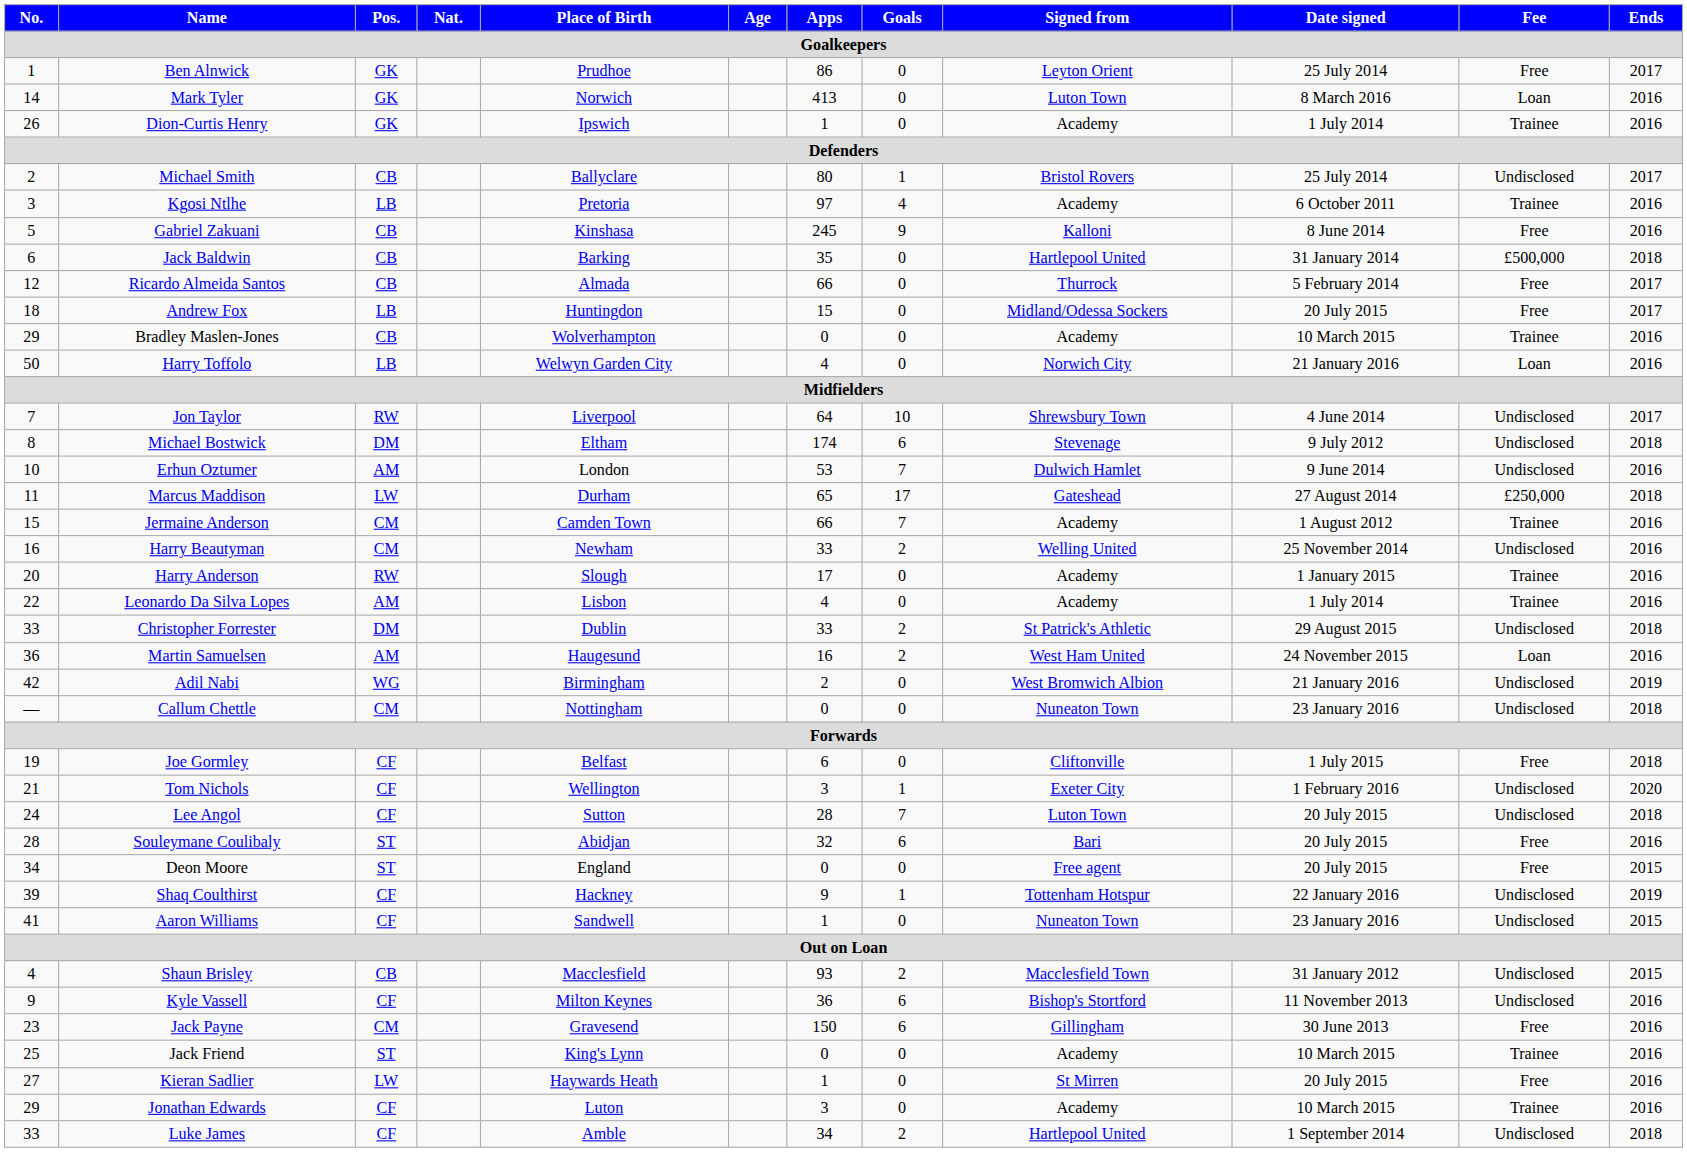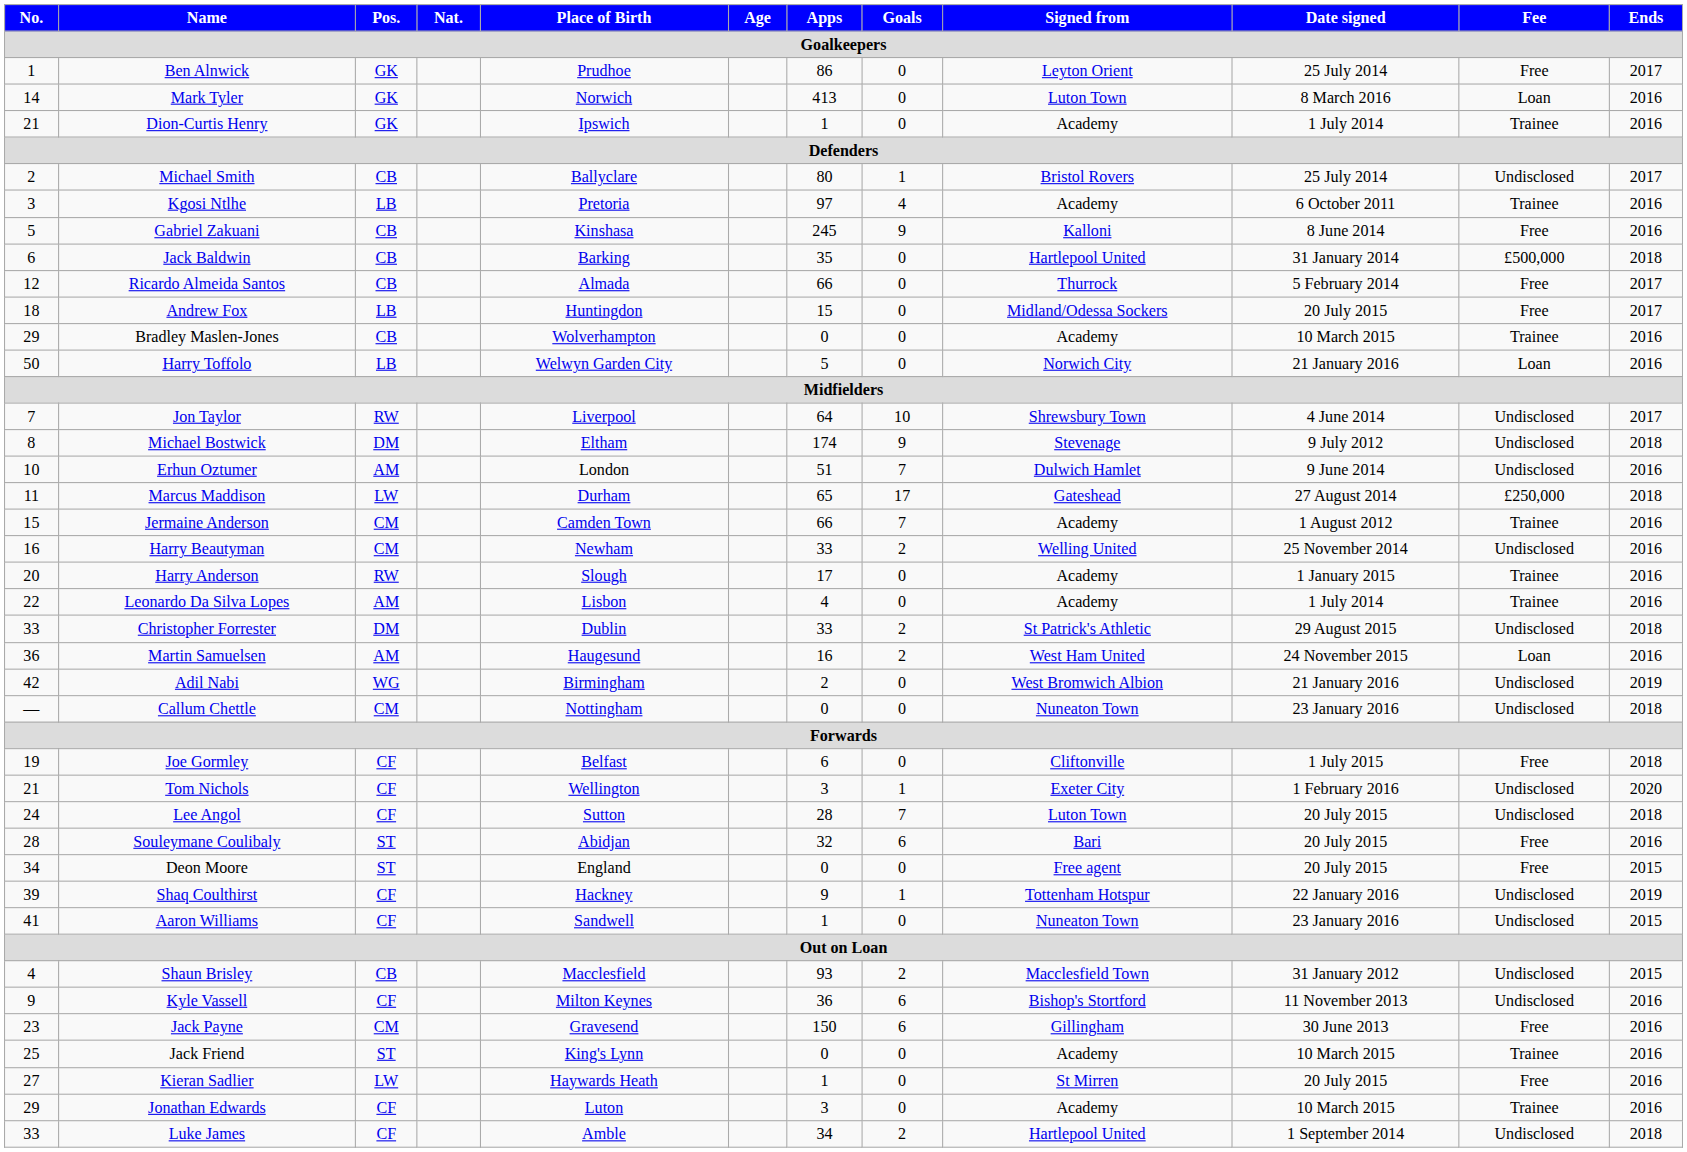(31, 124) 26 -> (31, 124) 21
(824, 363) 4 -> (824, 363) 5
(902, 443) 6 -> (902, 443) 9
(824, 469) 53 -> (824, 469) 51
